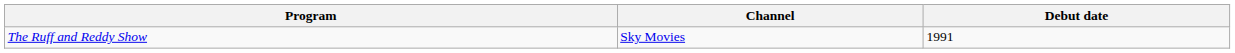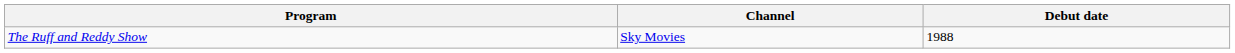(940, 37) 1991 -> (940, 37) 1988
